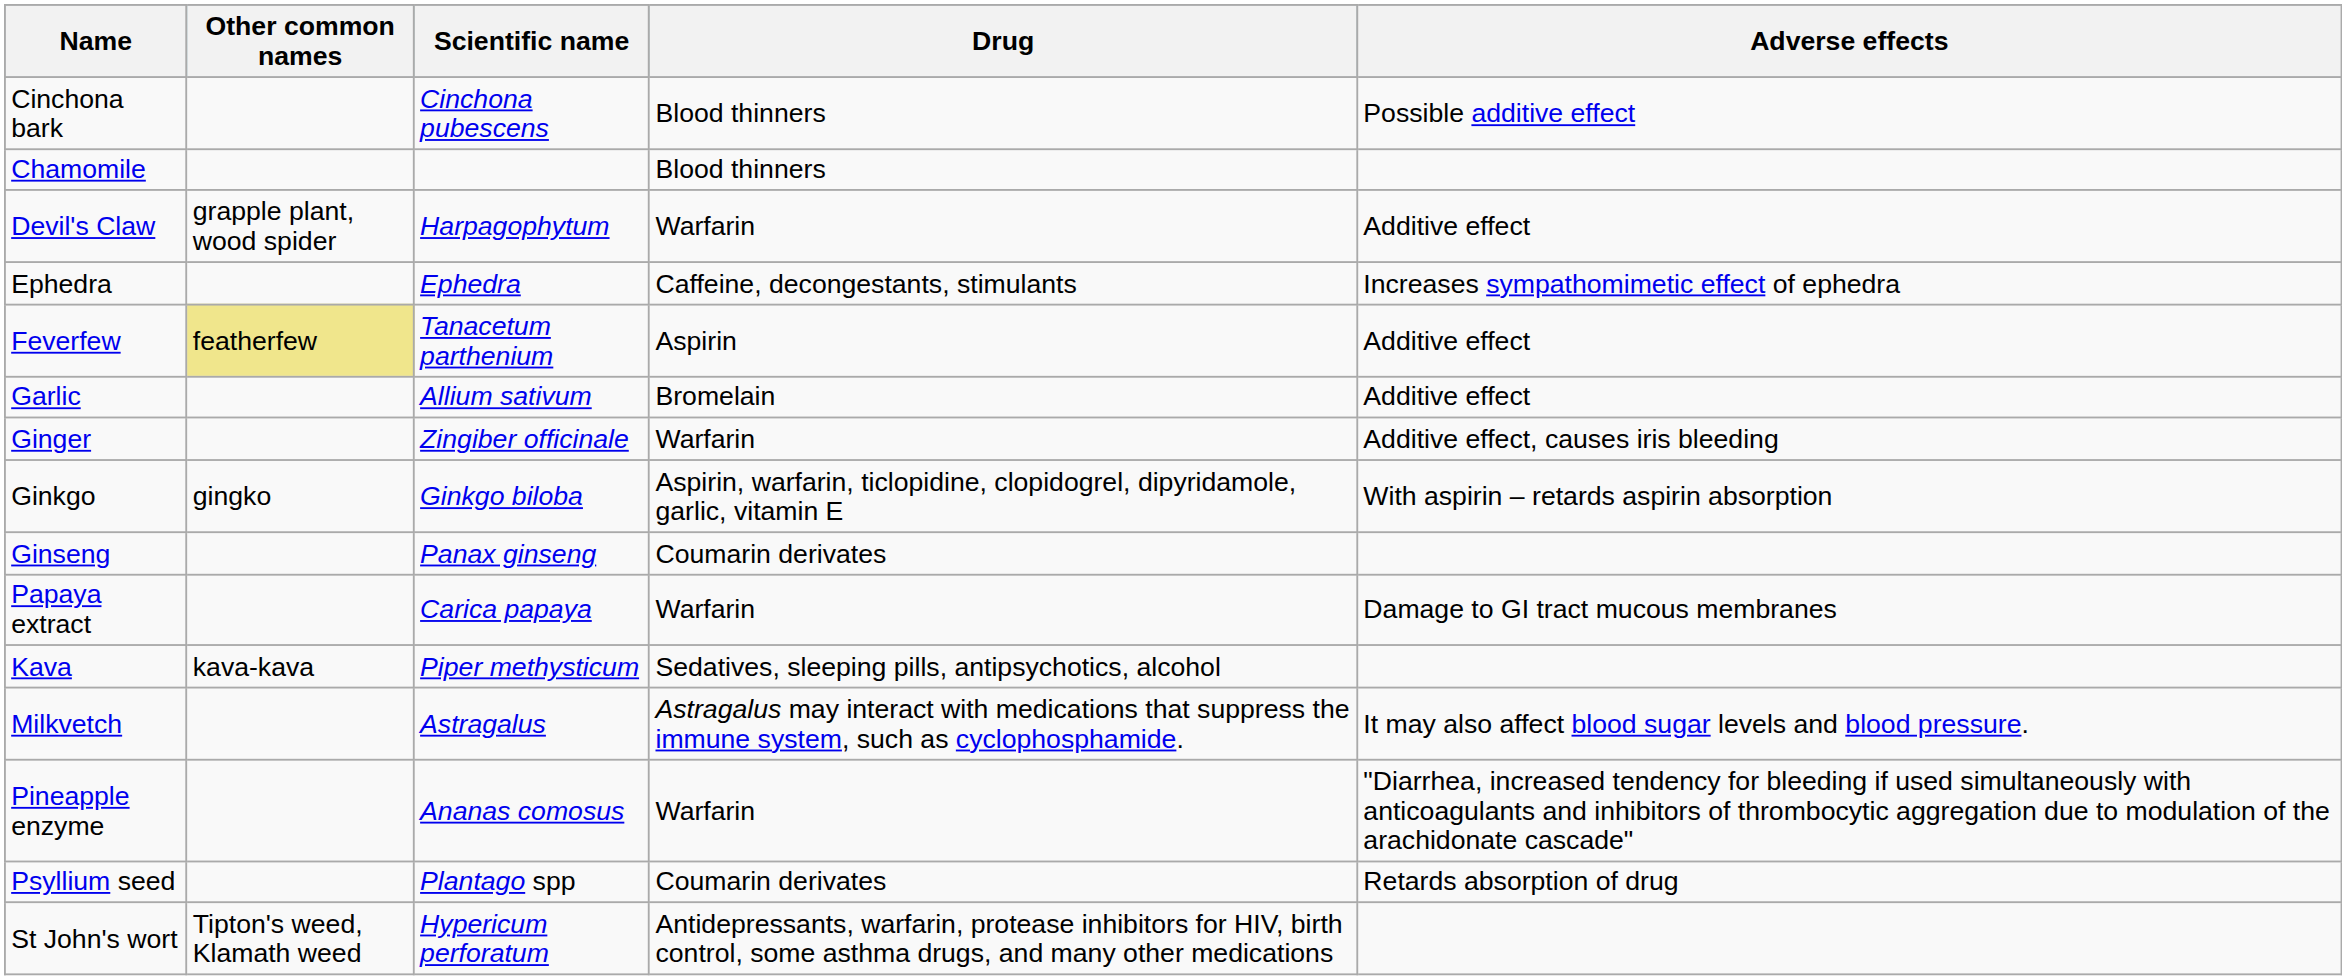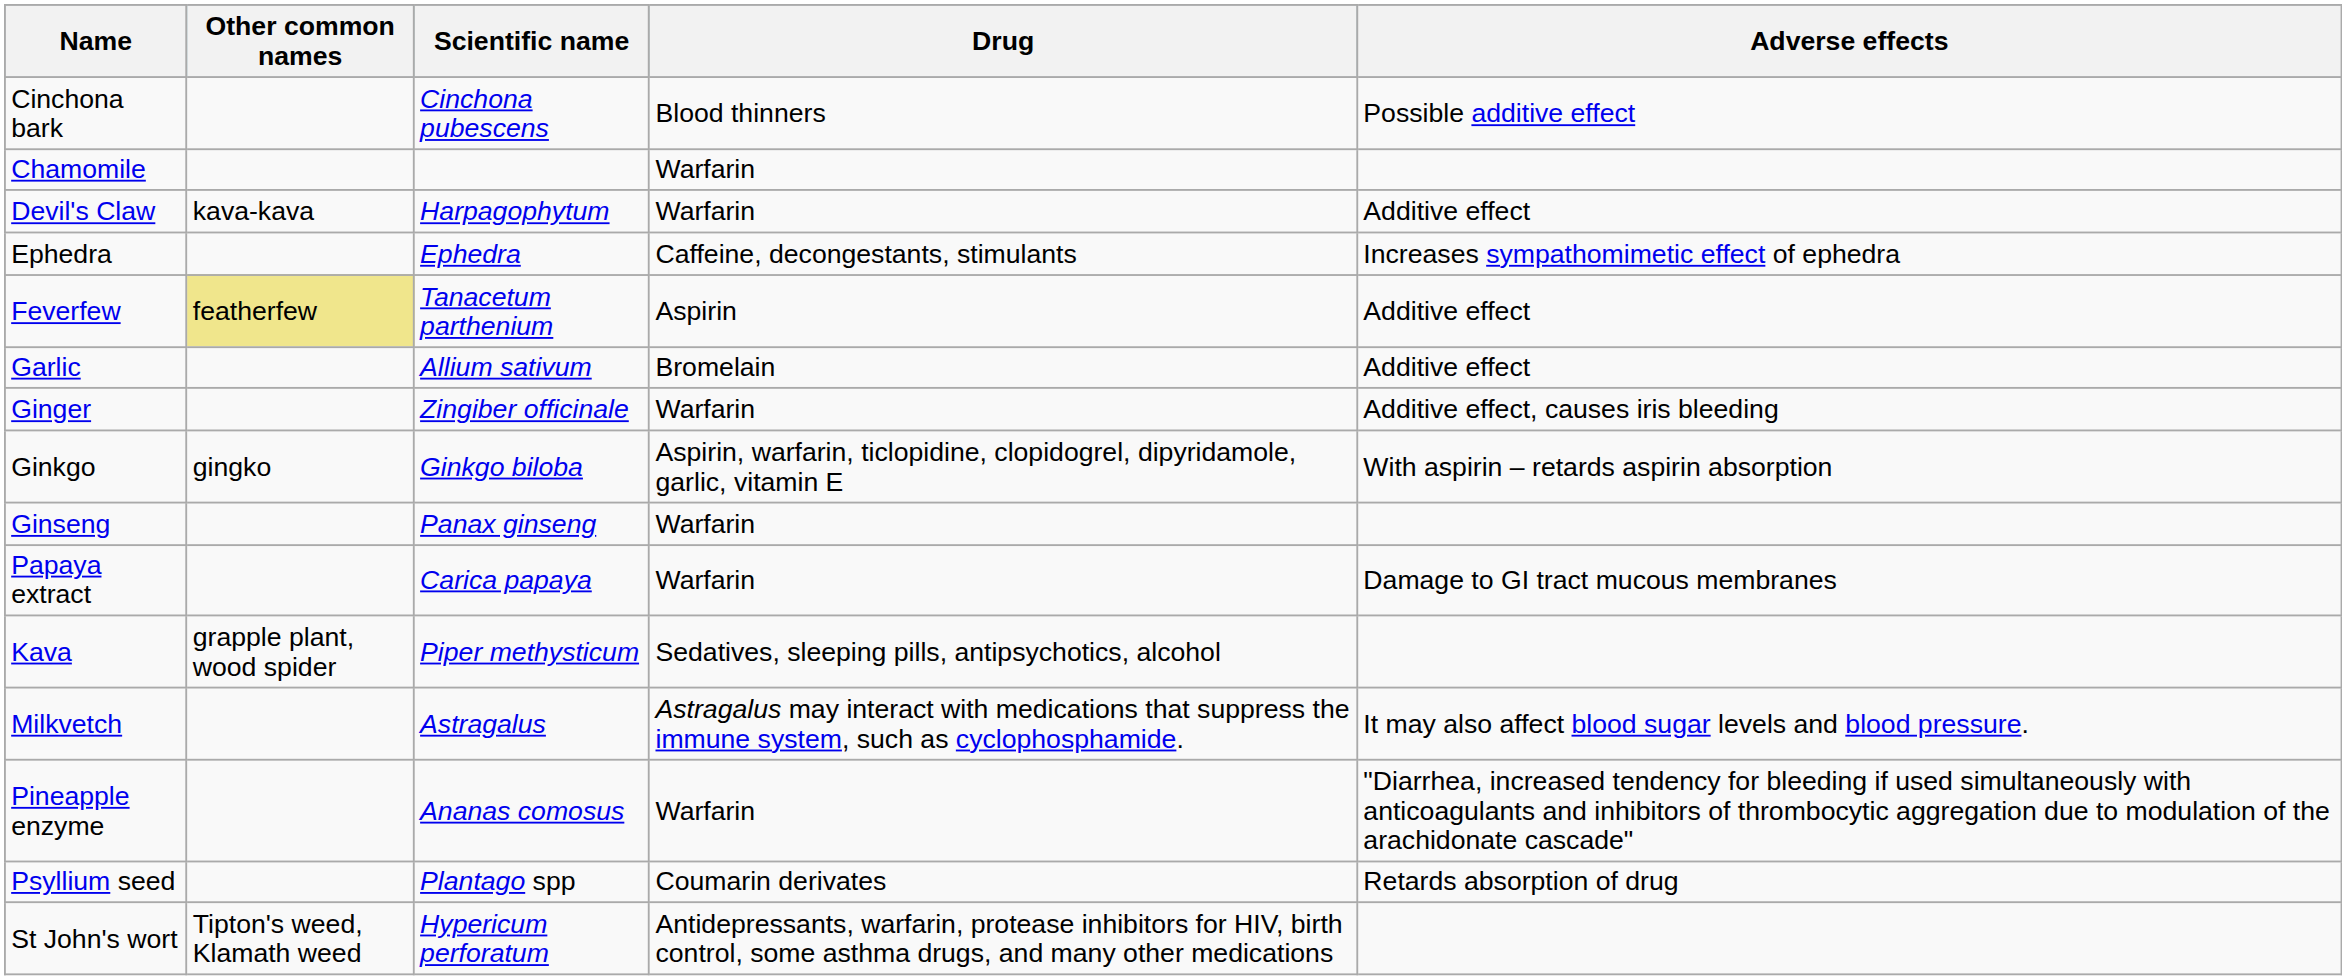(741, 170) Blood thinners -> (705, 170) Warfarin
(273, 227) grapple plant, wood spider -> (253, 212) kava-kava
(771, 553) Coumarin derivates -> (705, 524) Warfarin
(253, 667) kava-kava -> (273, 652) grapple plant, wood spider
